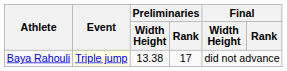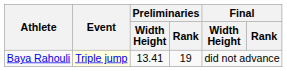(150, 59) 13.38 -> (150, 59) 13.41
(186, 59) 17 -> (186, 59) 19
